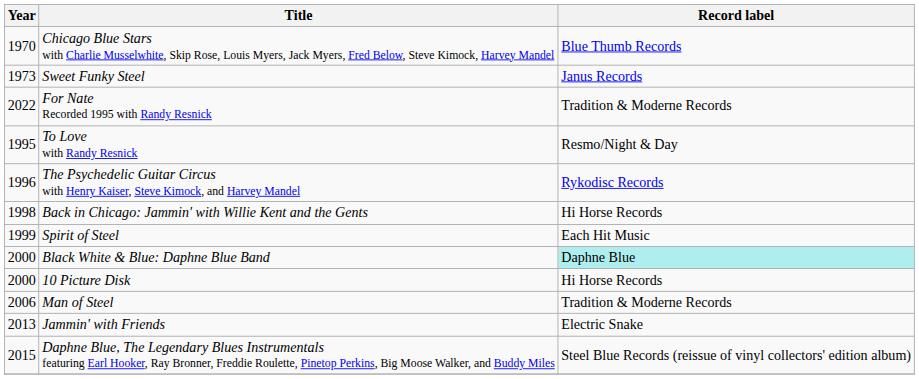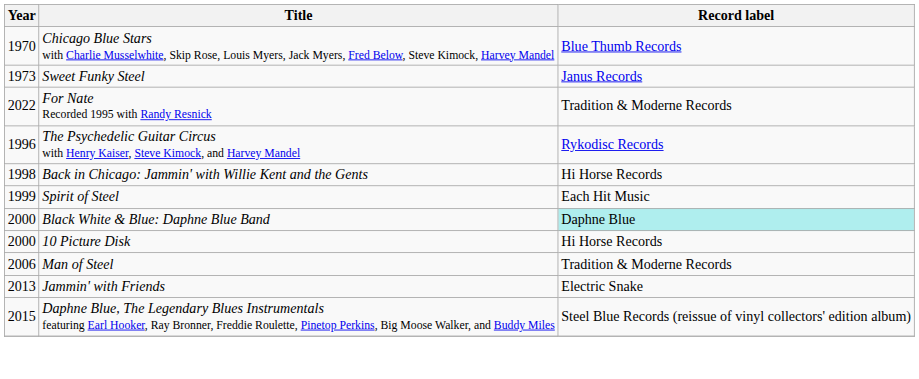- row: (90, 144)
